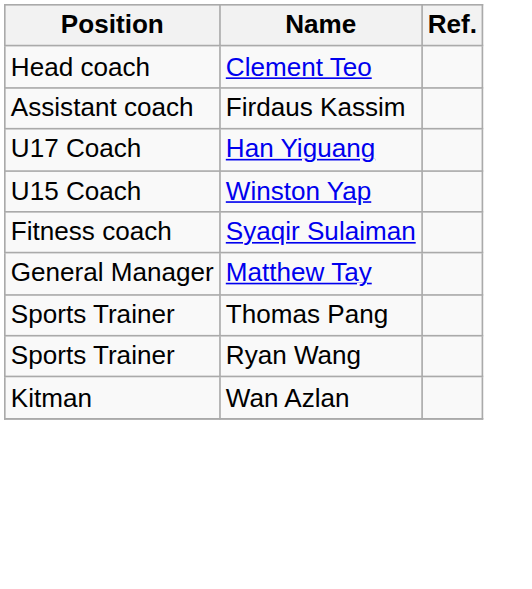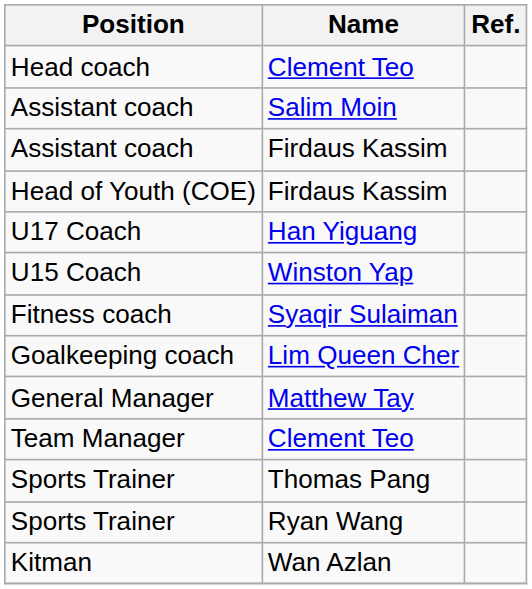+ row: (102, 107)
+ row: (133, 190)
+ row: (122, 356)
+ row: (98, 438)
